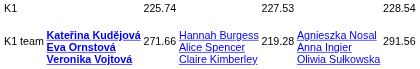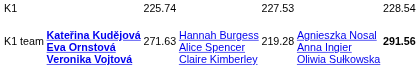(160, 42) 271.66 -> (160, 42) 271.63
(399, 42) normal -> (399, 42) bold
